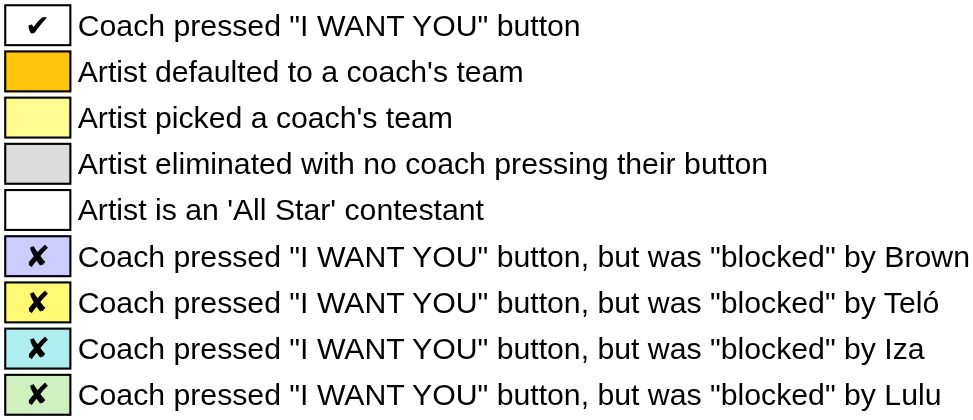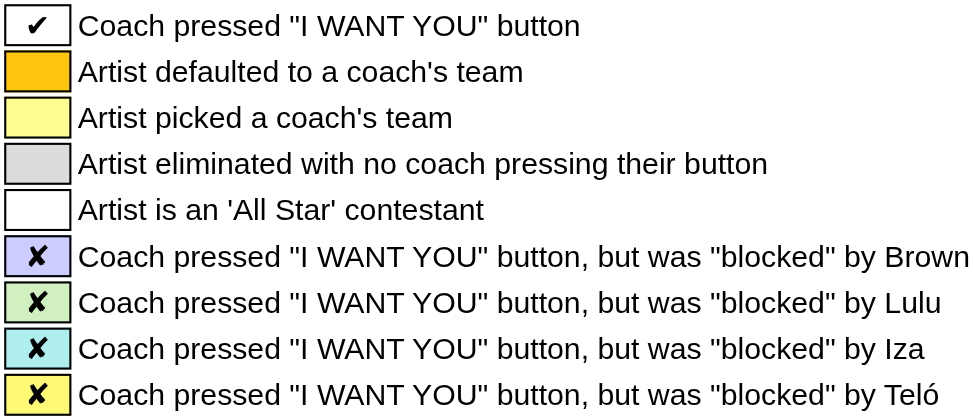rows swapped: (508, 302) <-> (510, 395)
